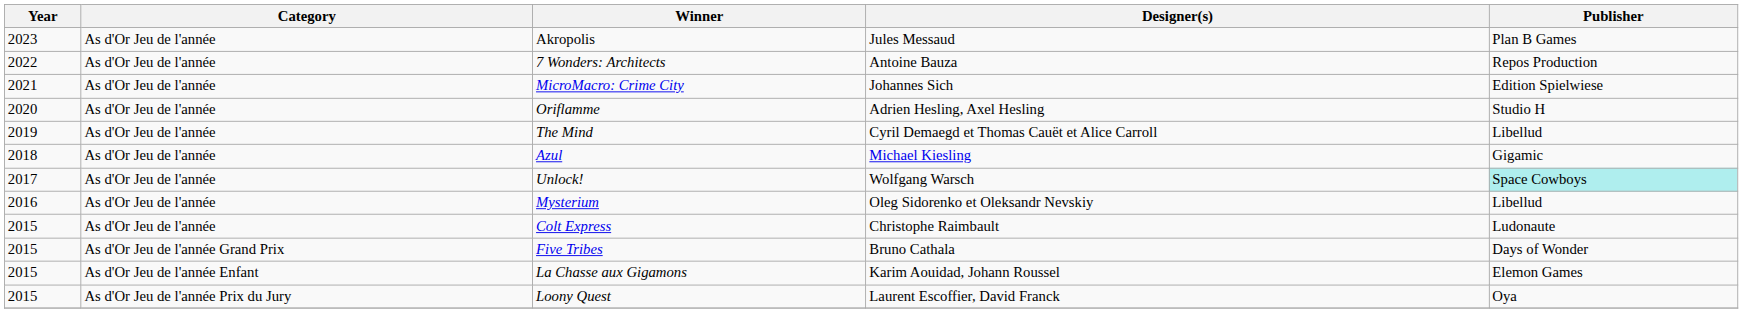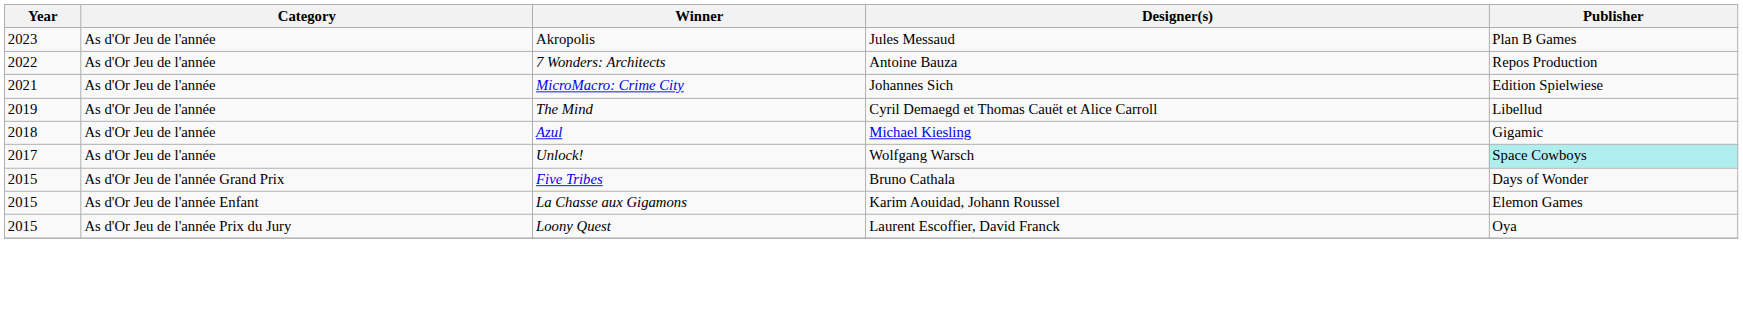- row: (568, 109)
- row: (568, 202)
- row: (574, 226)
